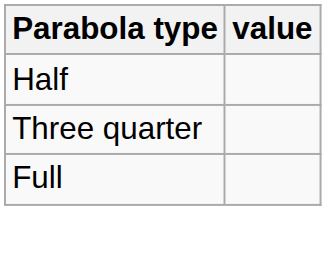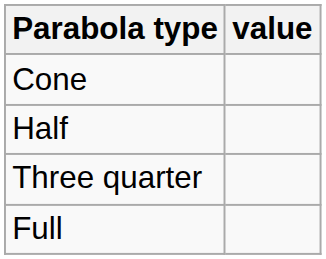+ row: (50, 79)
